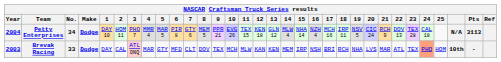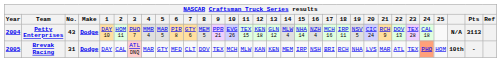(72, 32) 34 -> (72, 32) 43
(13, 49) 2003 -> (13, 49) 2005
(72, 49) 33 -> (72, 49) 31
